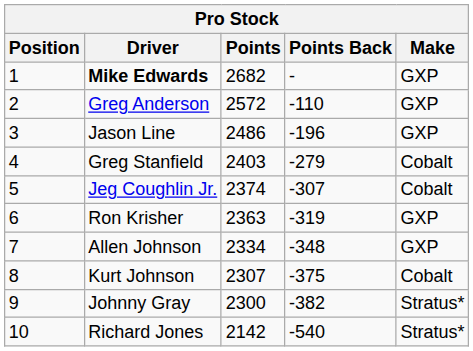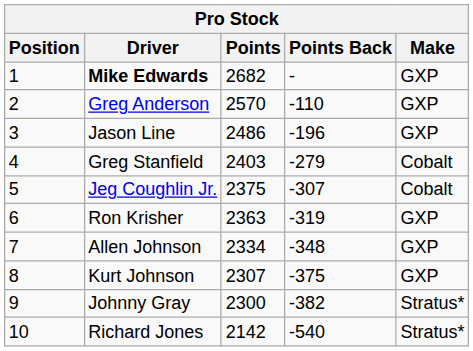(246, 105) 2572 -> (246, 105) 2570
(246, 190) 2374 -> (246, 190) 2375
(427, 275) Cobalt -> (419, 275) GXP
